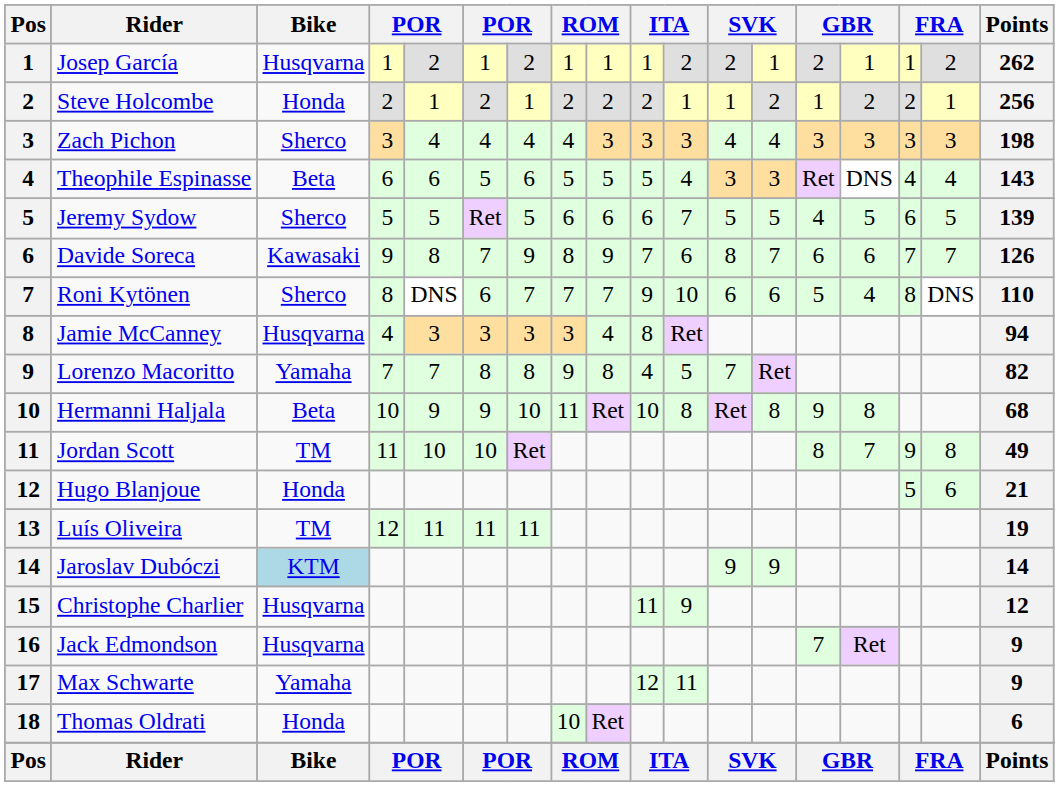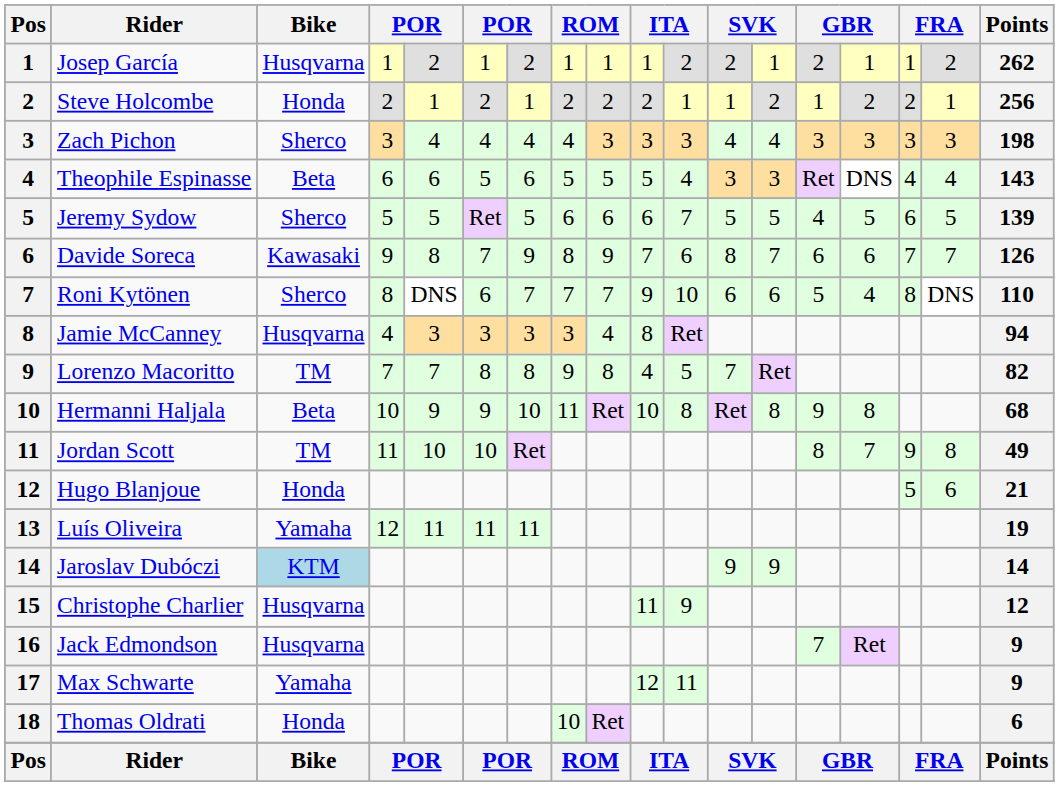(314, 373) Yamaha -> (314, 373) TM
(314, 528) TM -> (314, 528) Yamaha
